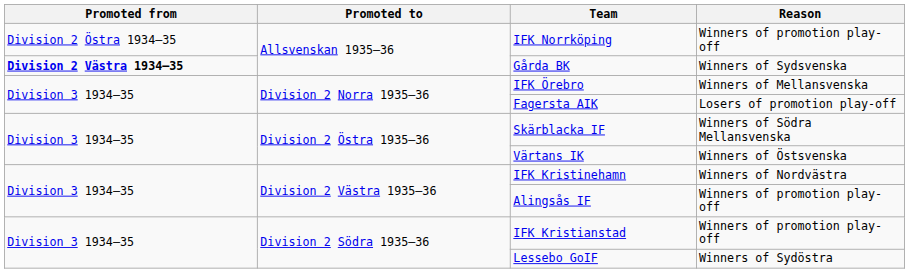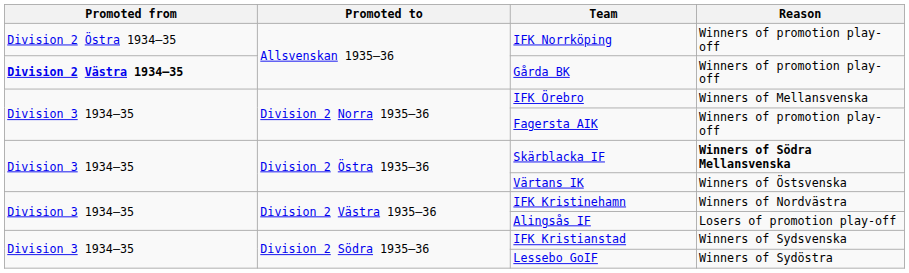(773, 66) Winners of Sydsvenska -> (791, 72) Winners of promotion play-off
(798, 104) Losers of promotion play-off -> (791, 124) Winners of promotion play-off
(755, 130) normal -> (755, 157) bold
(791, 200) Winners of promotion play-off -> (798, 221) Losers of promotion play-off
(791, 233) Winners of promotion play-off -> (773, 240) Winners of Sydsvenska
